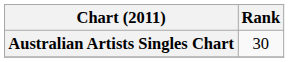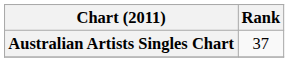(261, 43) 30 -> (261, 43) 37
